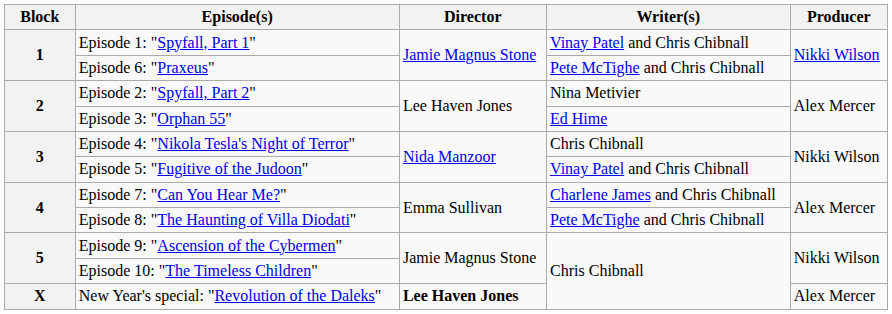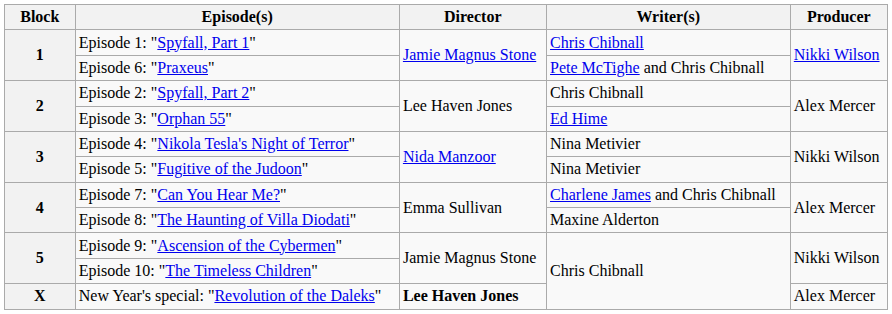(650, 42) Vinay Patel and Chris Chibnall -> (597, 42) Chris Chibnall
(595, 93) Nina Metivier -> (597, 93) Chris Chibnall
(597, 144) Chris Chibnall -> (595, 144) Nina Metivier
(650, 169) Vinay Patel and Chris Chibnall -> (595, 169) Nina Metivier
(657, 220) Pete McTighe and Chris Chibnall -> (604, 220) Maxine Alderton
